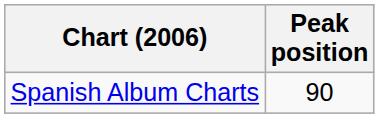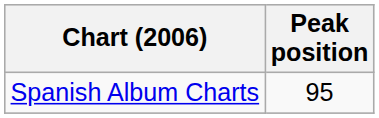(320, 92) 90 -> (320, 92) 95
